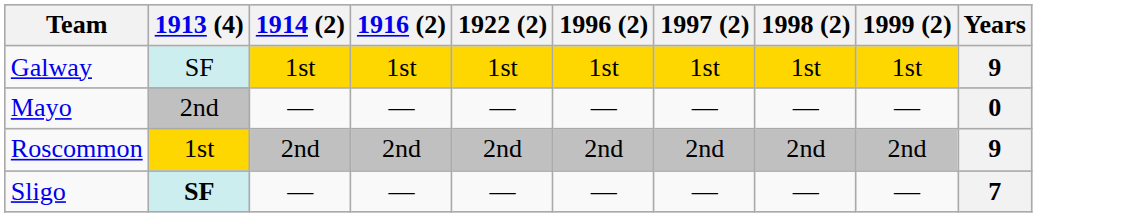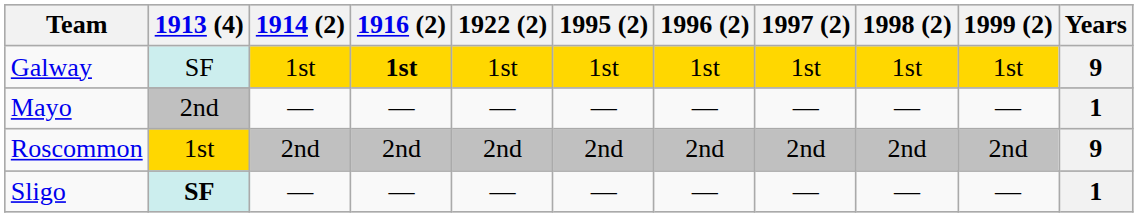+ column: (604, 25)
(401, 66) normal -> (401, 66) bold
(995, 107) 0 -> (1096, 107) 1
(995, 190) 7 -> (1096, 190) 1
